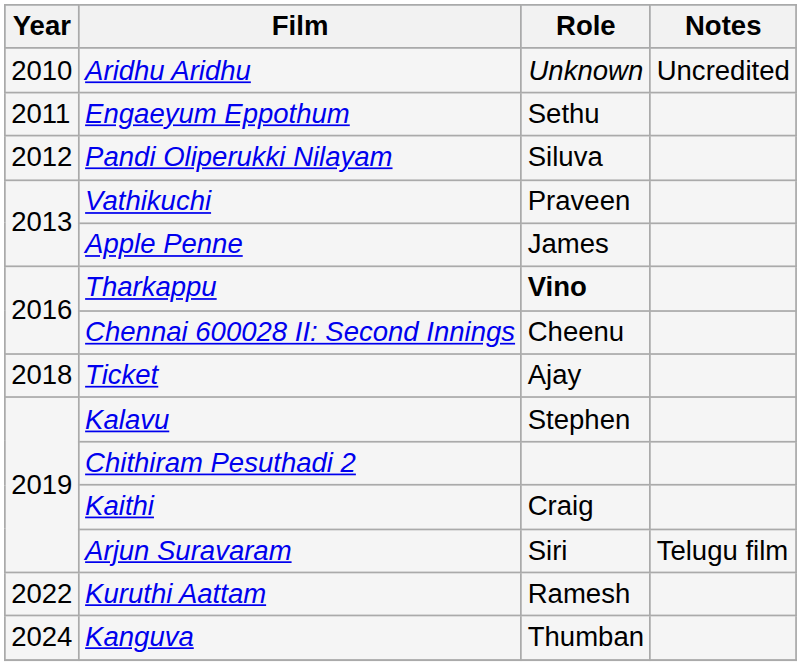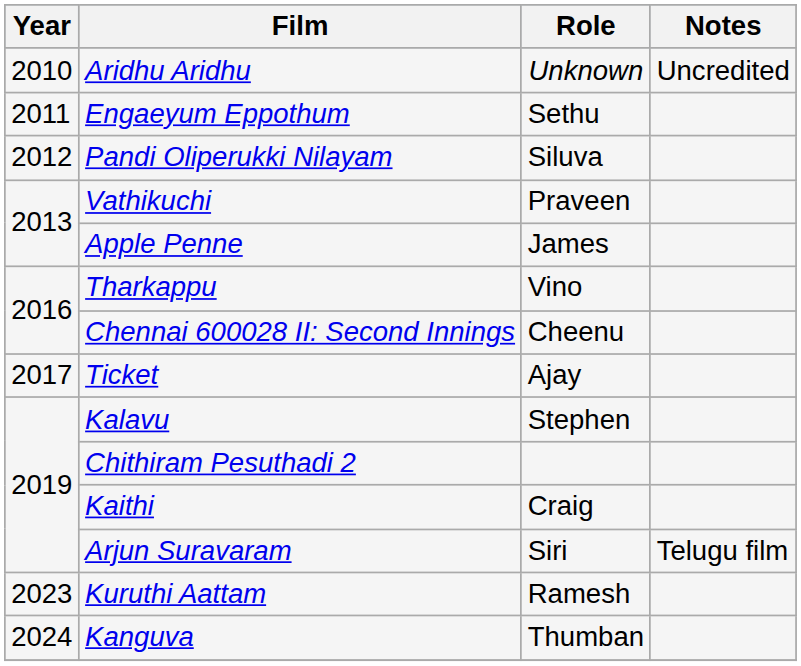(557, 288) bold -> (555, 288) normal
(42, 375) 2018 -> (42, 375) 2017
(42, 593) 2022 -> (42, 593) 2023
